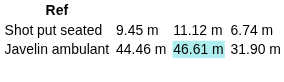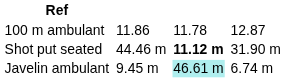+ row: (55, 30)
(137, 30) 9.45 m -> (141, 49) 44.46 m
(198, 30) normal -> (198, 49) bold
(252, 30) 6.74 m -> (256, 49) 31.90 m
(141, 49) 44.46 m -> (137, 68) 9.45 m
(256, 49) 31.90 m -> (252, 68) 6.74 m
